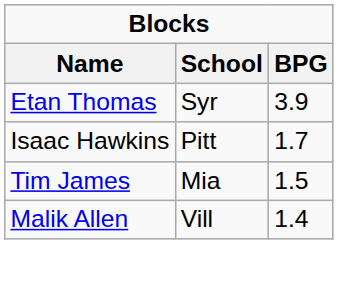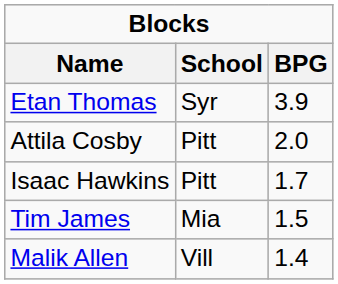+ row: (76, 141)
